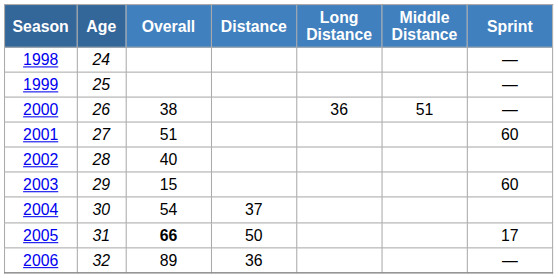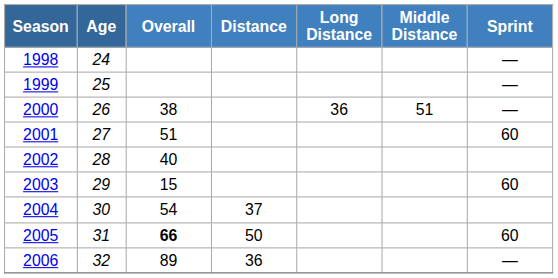(510, 235) 17 -> (510, 235) 60
